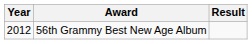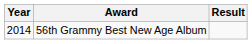(19, 30) 2012 -> (19, 30) 2014
